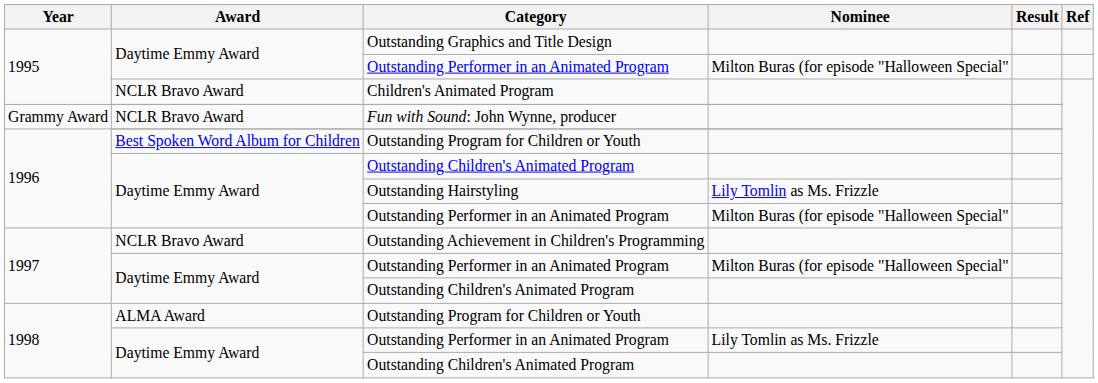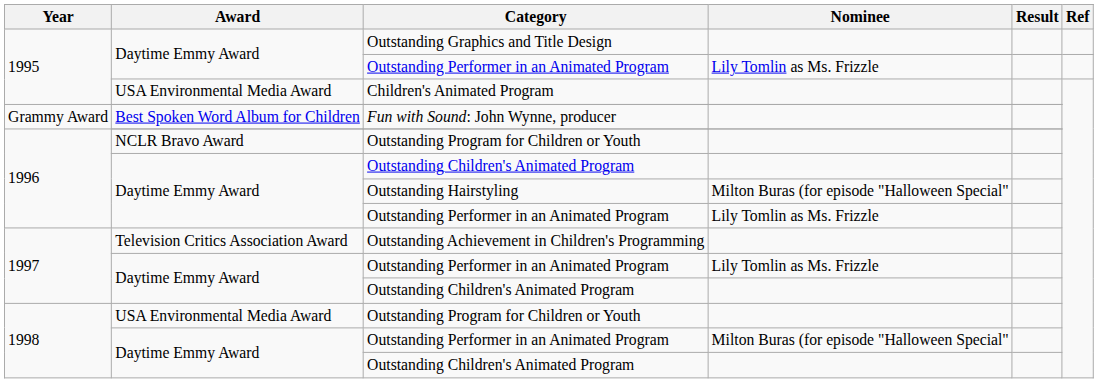(860, 66) Milton Buras (for episode "Halloween Special" -> (795, 66) Lily Tomlin as Ms. Frizzle
(180, 91) NCLR Bravo Award -> (223, 91) USA Environmental Media Award
(180, 116) NCLR Bravo Award -> (238, 116) Best Spoken Word Album for Children
(238, 141) Best Spoken Word Album for Children -> (180, 141) NCLR Bravo Award
(795, 191) Lily Tomlin as Ms. Frizzle -> (860, 191) Milton Buras (for episode "Halloween Special"
(860, 215) Milton Buras (for episode "Halloween Special" -> (795, 215) Lily Tomlin as Ms. Frizzle
(180, 240) NCLR Bravo Award -> (231, 240) Television Critics Association Award
(860, 265) Milton Buras (for episode "Halloween Special" -> (795, 265) Lily Tomlin as Ms. Frizzle
(160, 315) ALMA Award -> (223, 315) USA Environmental Media Award
(795, 340) Lily Tomlin as Ms. Frizzle -> (860, 340) Milton Buras (for episode "Halloween Special"
